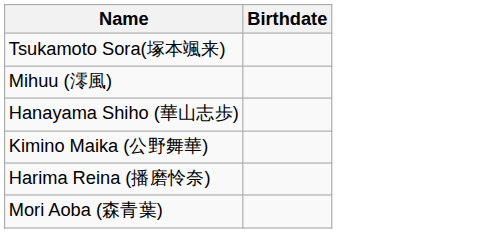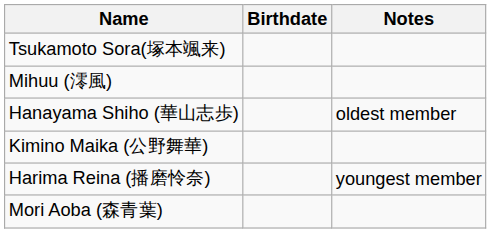+ column: (409, 18)
